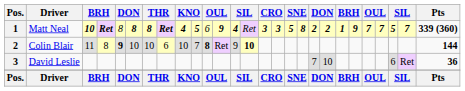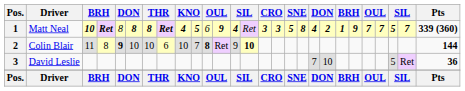(314, 28) 2 -> (314, 28) 4
(393, 61) 6 -> (393, 61) 5
